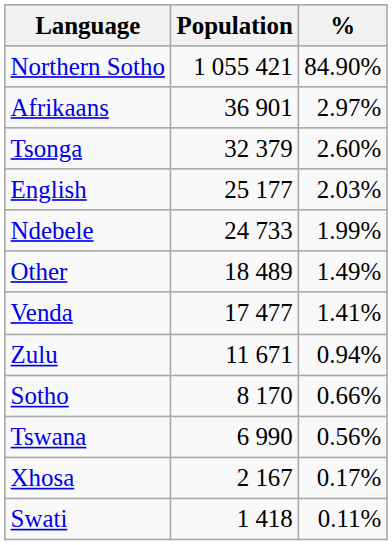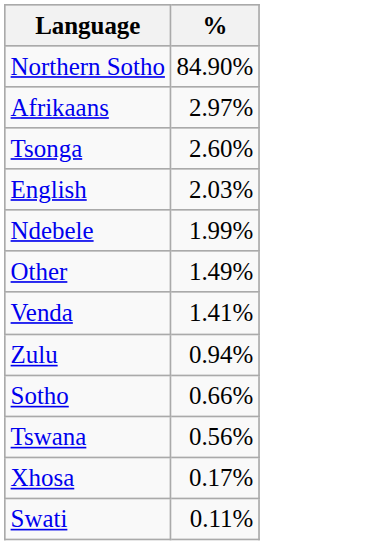- column: (235, 25)
